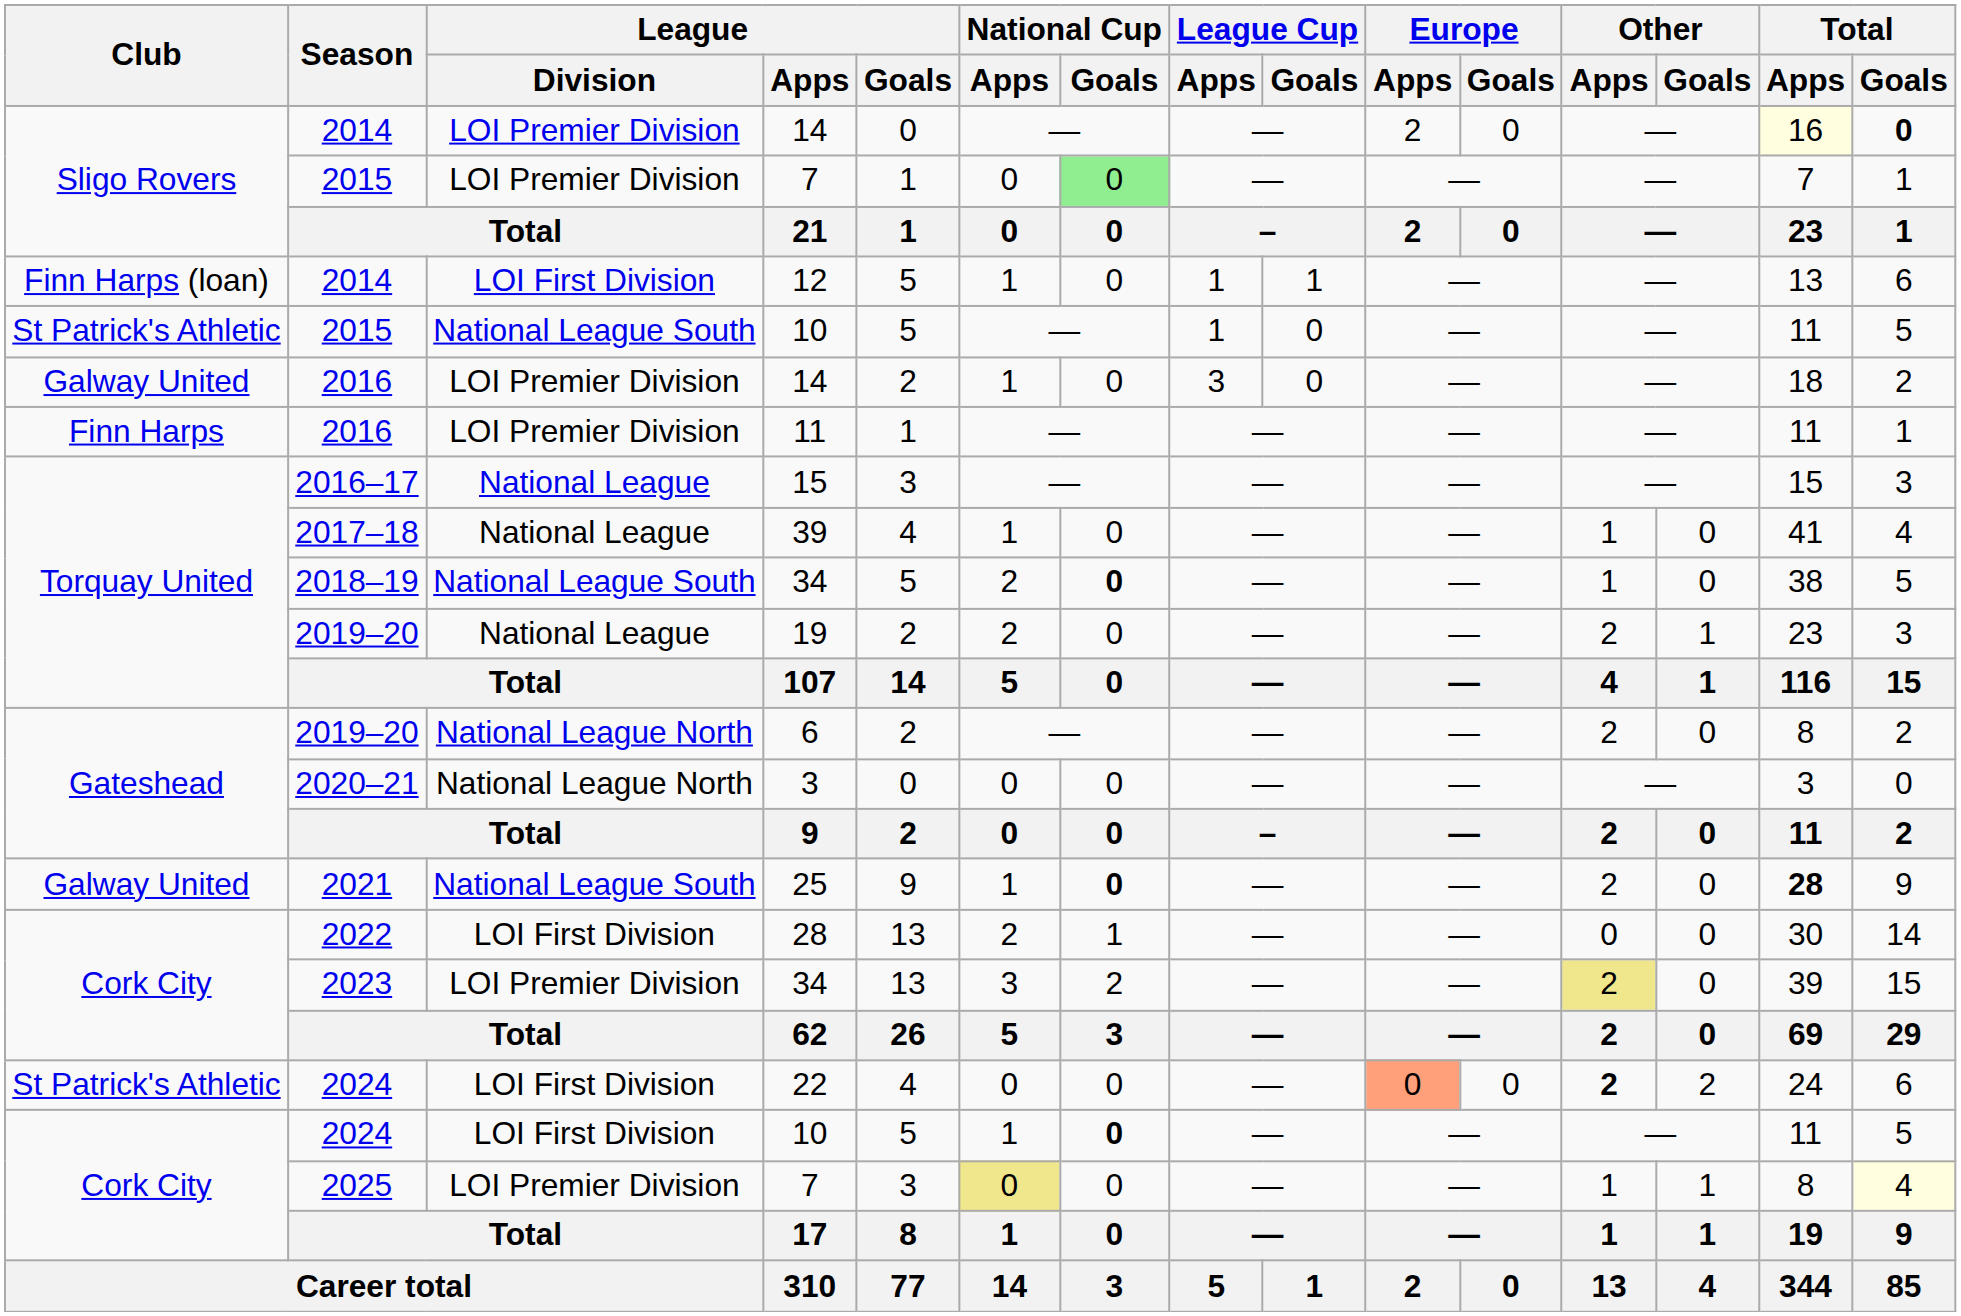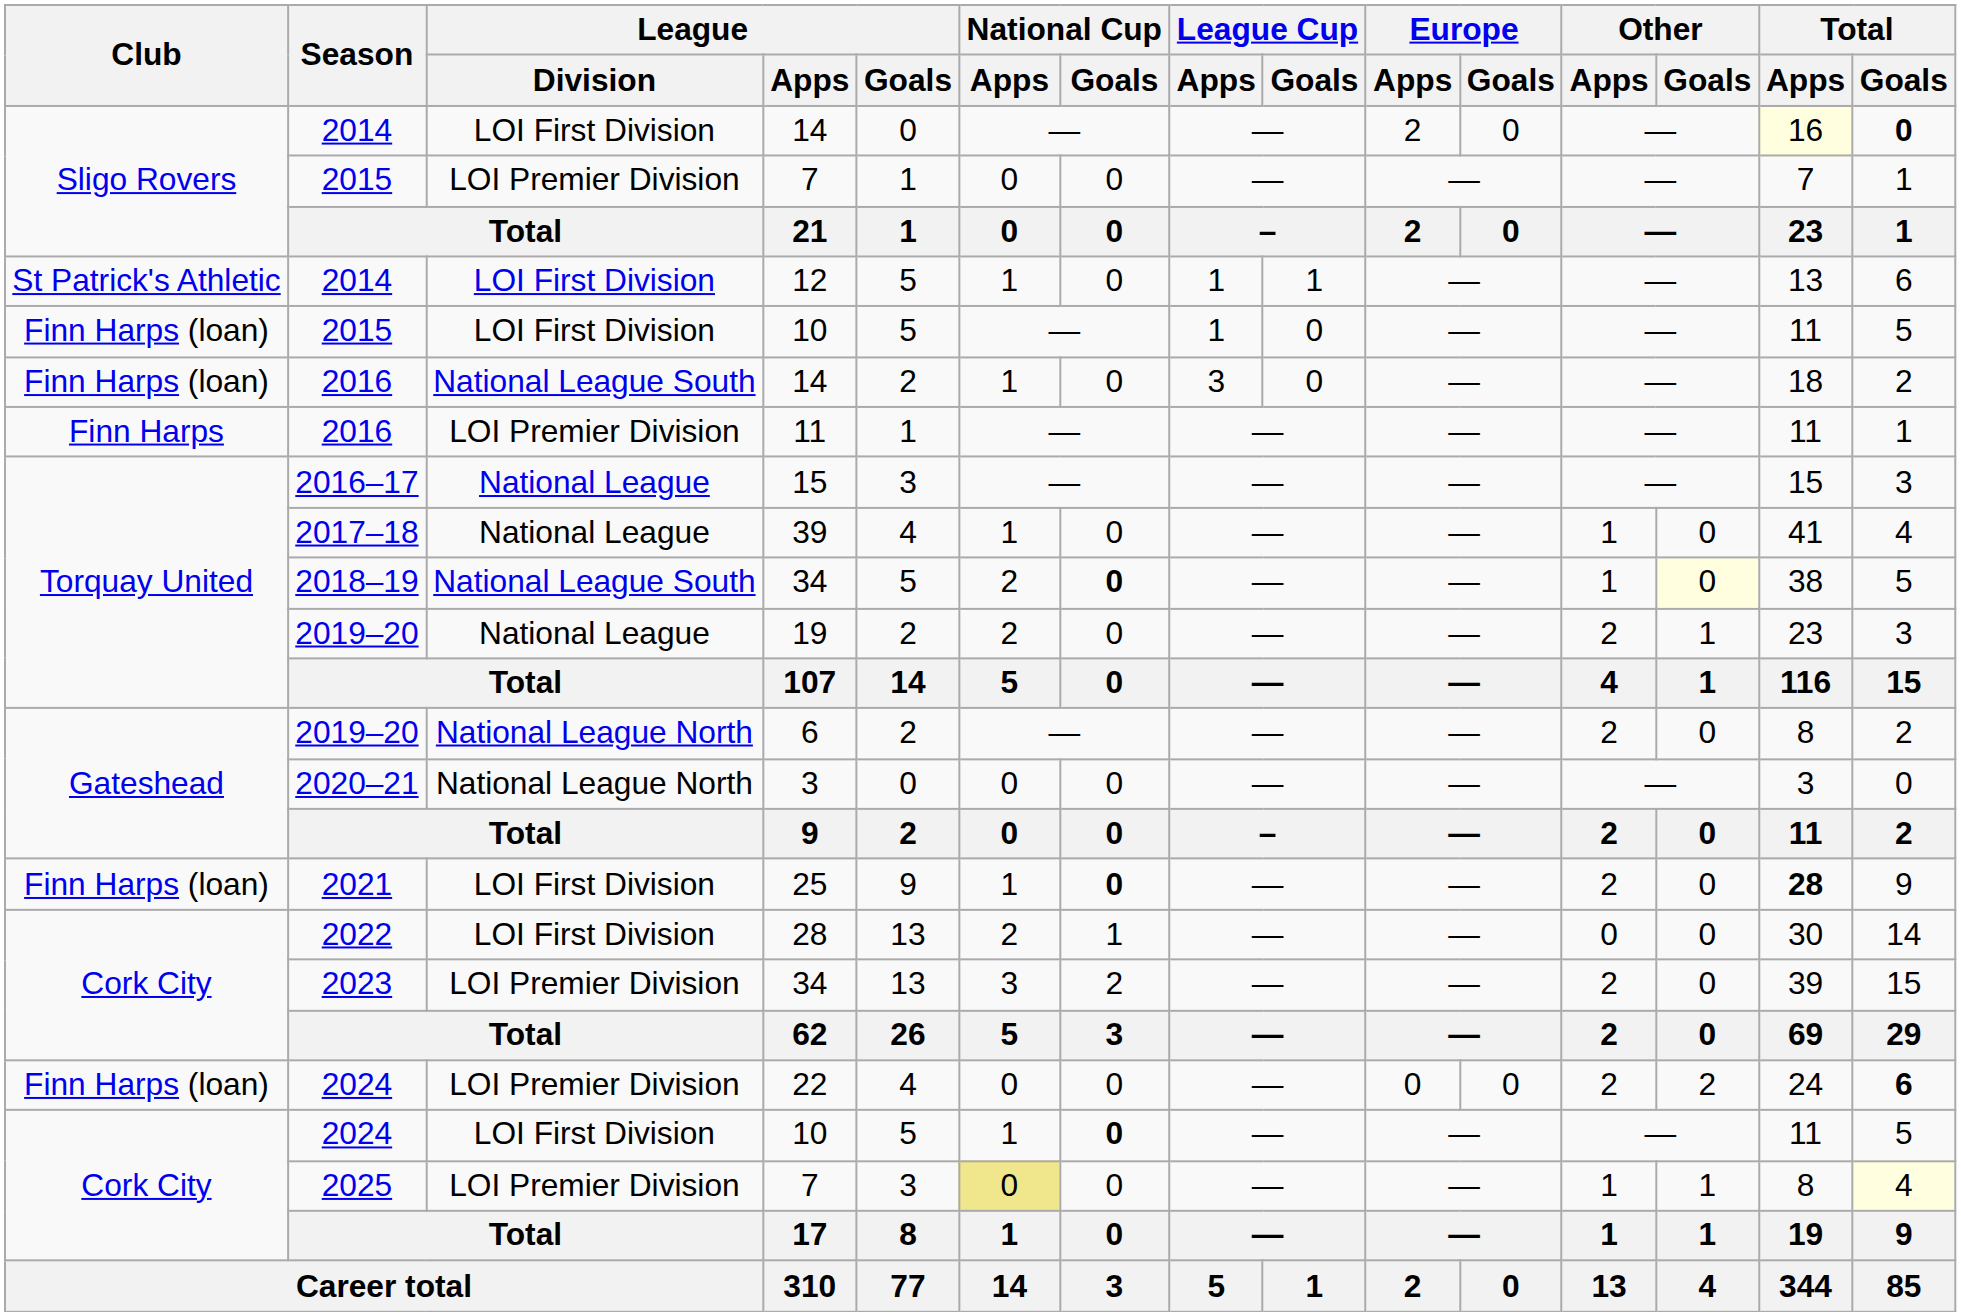(594, 130) LOI Premier Division -> (594, 130) LOI First Division
(1114, 180) lightgreen background -> (1114, 180) no background
(146, 280) Finn Harps (loan) -> (146, 280) St Patrick's Athletic
(146, 331) St Patrick's Athletic -> (146, 331) Finn Harps (loan)
(594, 331) National League South -> (594, 331) LOI First Division
(146, 381) Galway United -> (146, 381) Finn Harps (loan)
(594, 381) LOI Premier Division -> (594, 381) National League South
(1707, 582) no background -> (1707, 582) lightyellow background
(146, 883) Galway United -> (146, 883) Finn Harps (loan)
(594, 883) National League South -> (594, 883) LOI First Division
(1609, 984) khaki background -> (1609, 984) no background
(146, 1084) St Patrick's Athletic -> (146, 1084) Finn Harps (loan)
(594, 1084) LOI First Division -> (594, 1084) LOI Premier Division
(1413, 1084) lightsalmon background -> (1413, 1084) no background
(1609, 1084) bold -> (1609, 1084) normal
(1904, 1084) normal -> (1904, 1084) bold
